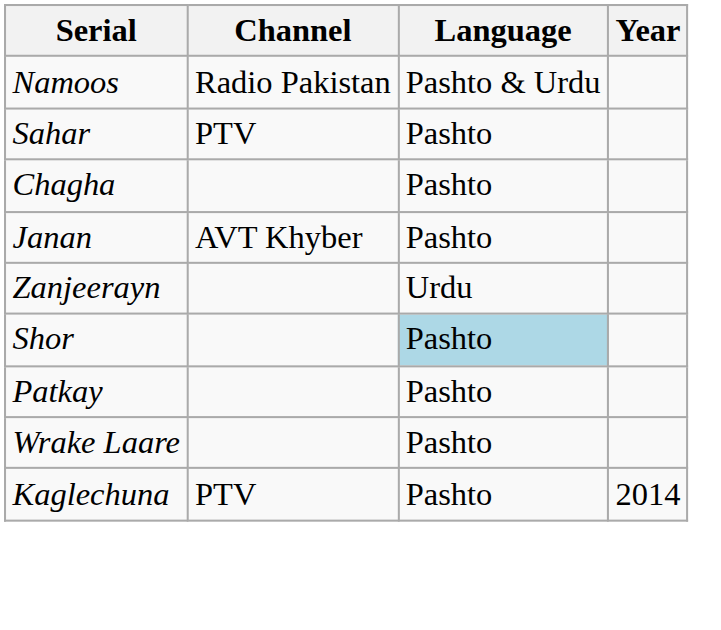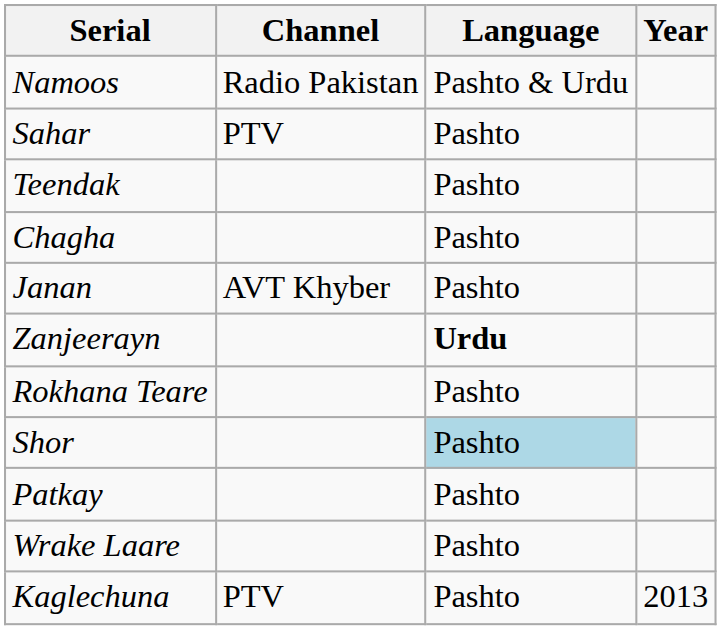+ row: (66, 184)
(439, 287) normal -> (470, 339) bold
+ row: (110, 390)
(648, 493) 2014 -> (676, 596) 2013
